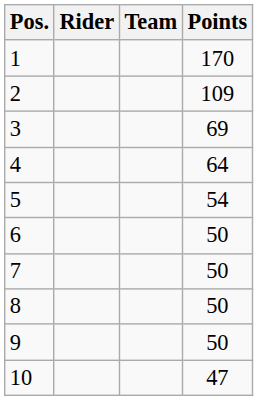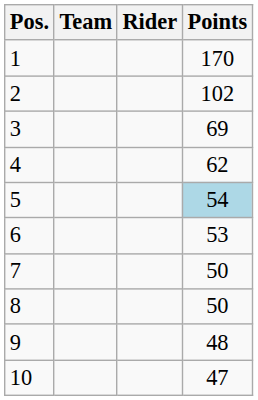columns swapped: (87, 22) <-> (151, 22)
(217, 93) 109 -> (217, 93) 102
(217, 164) 64 -> (217, 164) 62
(217, 199) no background -> (217, 199) lightblue background
(217, 235) 50 -> (217, 235) 53
(217, 341) 50 -> (217, 341) 48
